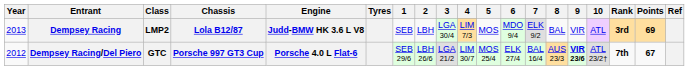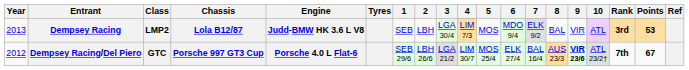(650, 30) 69 -> (650, 30) 53
